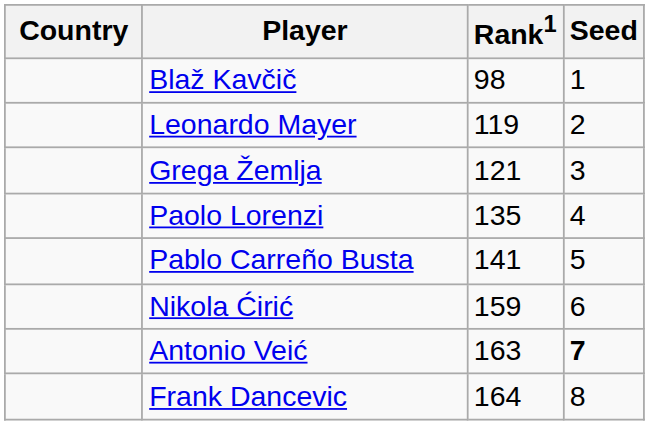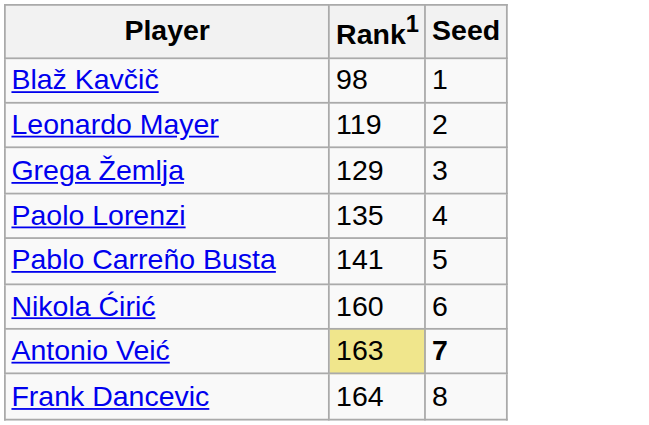- column: (74, 30)
(498, 170) 121 -> (360, 170) 129
(498, 305) 159 -> (360, 305) 160
(498, 350) no background -> (360, 350) khaki background
